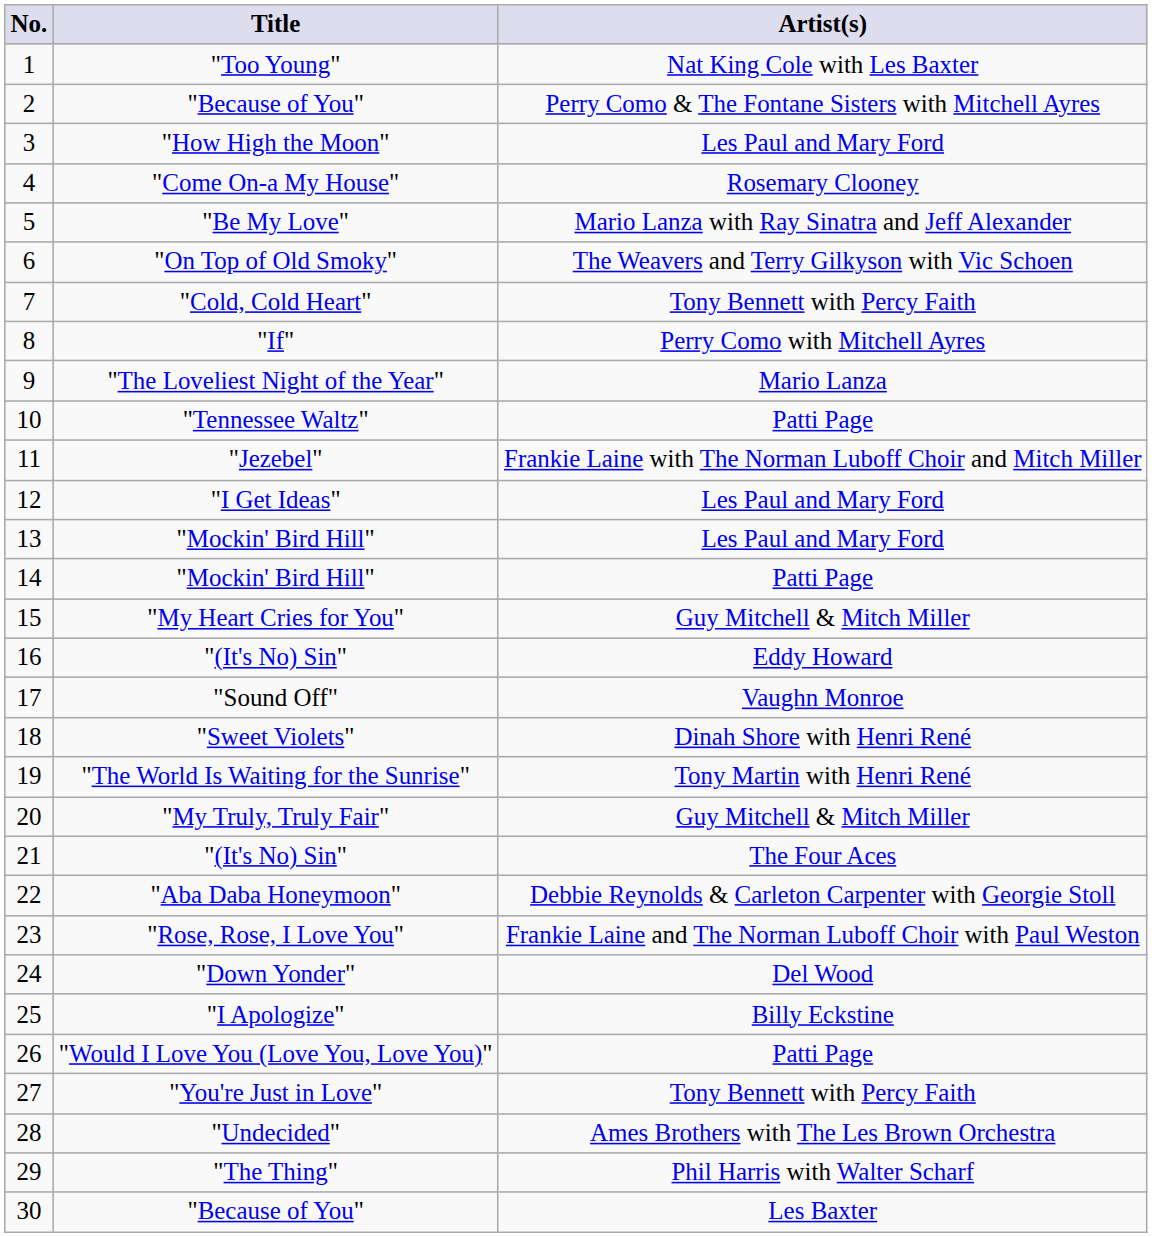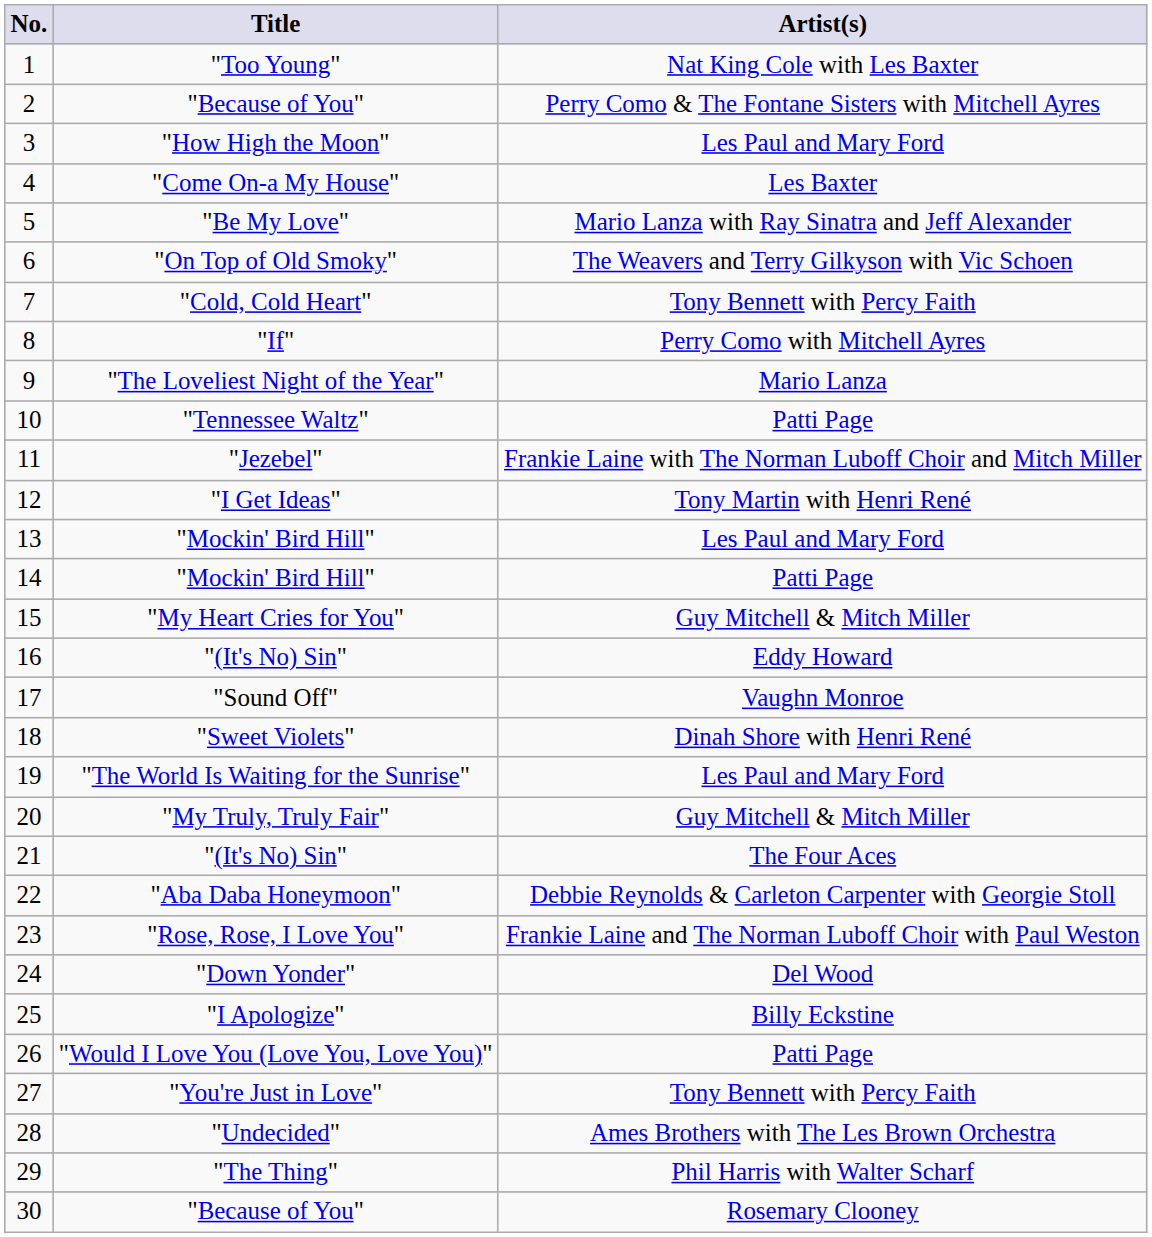(823, 182) Rosemary Clooney -> (823, 182) Les Baxter
(823, 499) Les Paul and Mary Ford -> (823, 499) Tony Martin with Henri René
(823, 776) Tony Martin with Henri René -> (823, 776) Les Paul and Mary Ford
(823, 1211) Les Baxter -> (823, 1211) Rosemary Clooney
